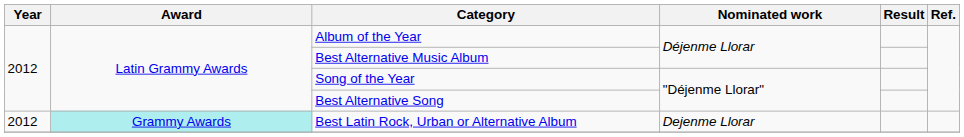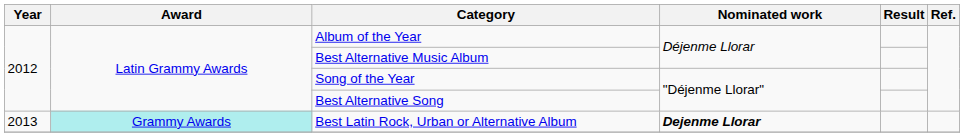(22, 121) 2012 -> (22, 121) 2013
(709, 121) normal -> (712, 121) bold
